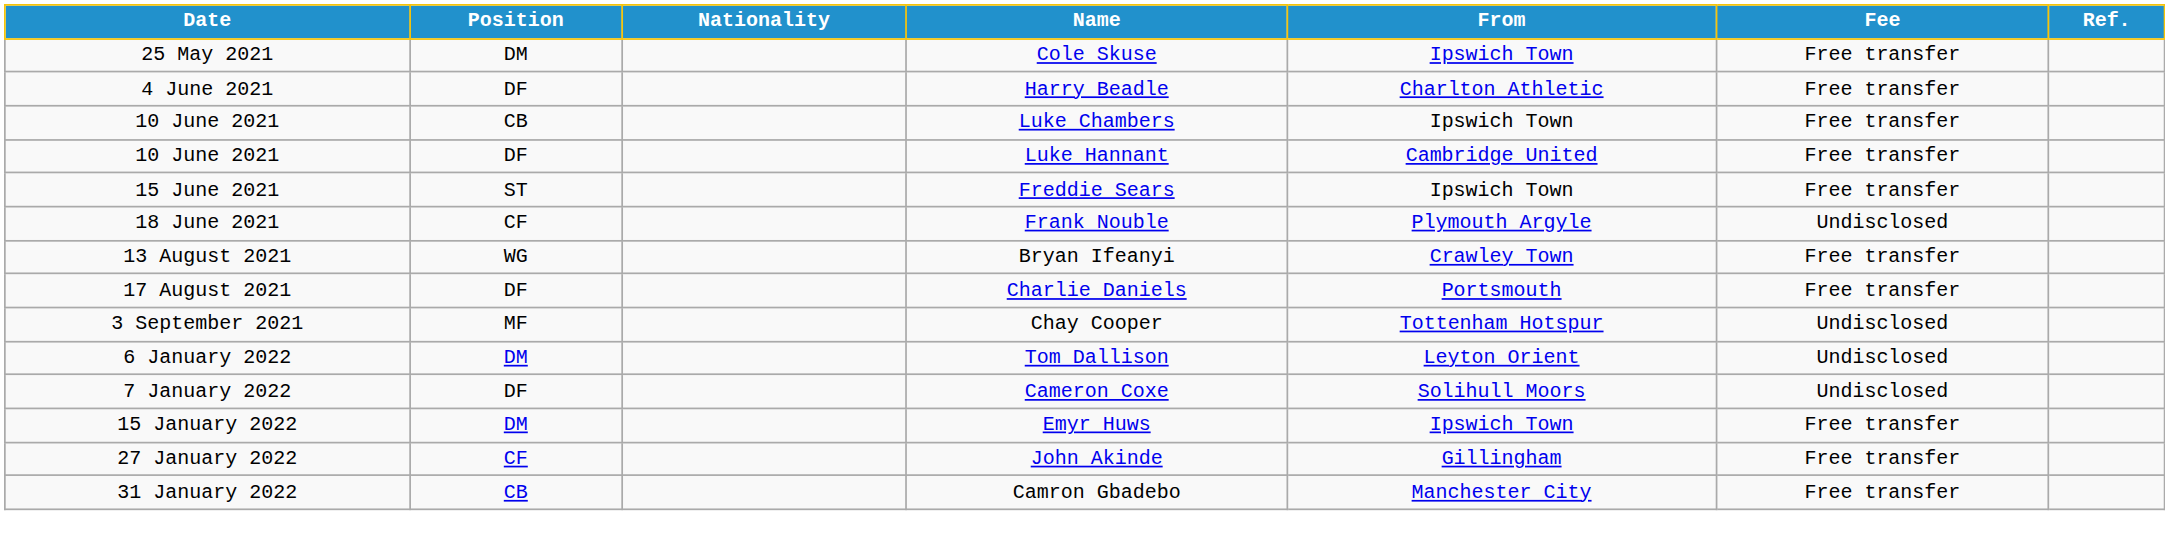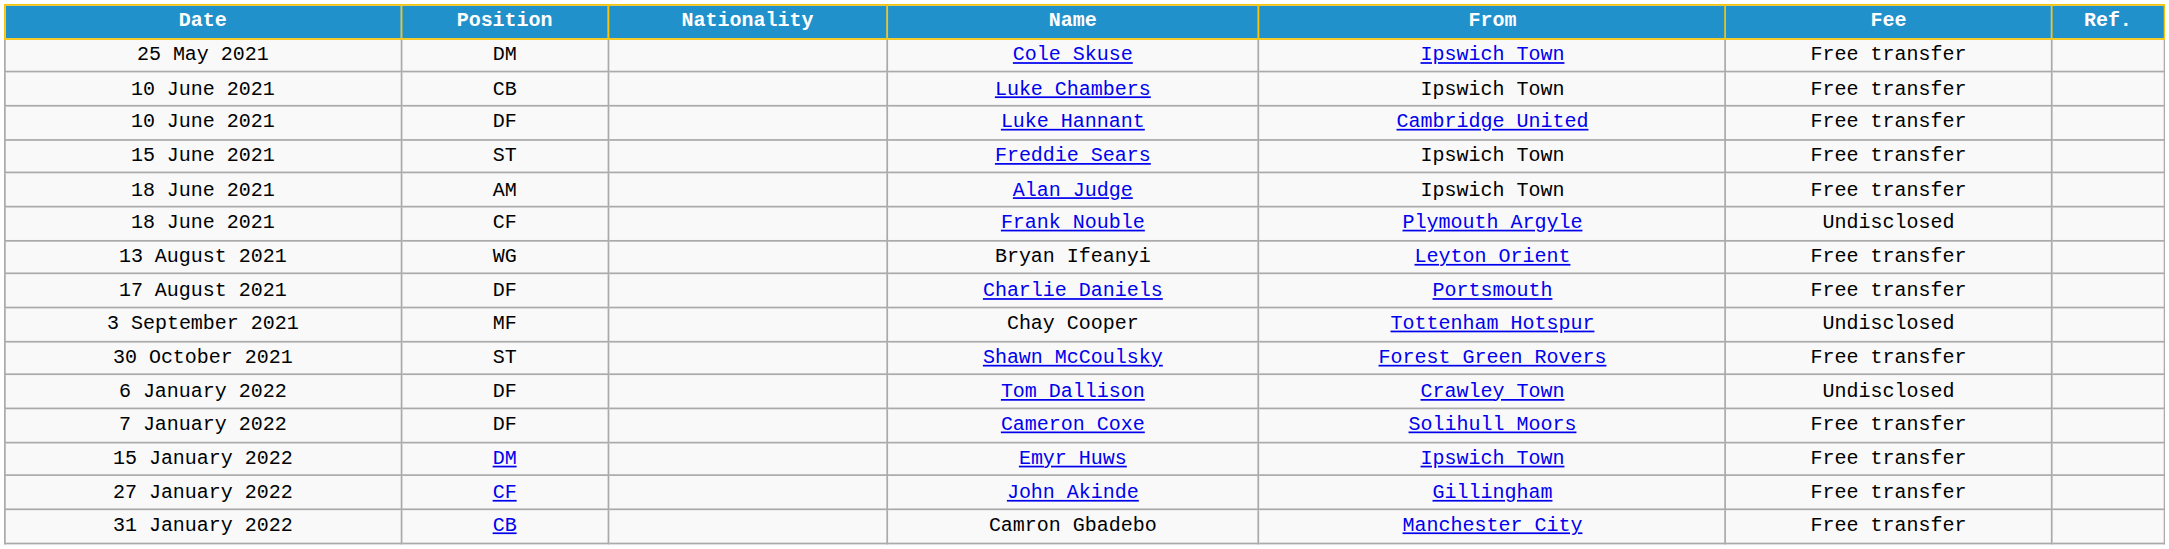- row: (1097, 89)
+ row: (1073, 189)
(1502, 257) Crawley Town -> (1492, 257) Leyton Orient
+ row: (1073, 357)
(516, 357) DM -> (505, 391) DF
(1502, 357) Leyton Orient -> (1492, 391) Crawley Town
(1882, 391) Undisclosed -> (1889, 425) Free transfer
